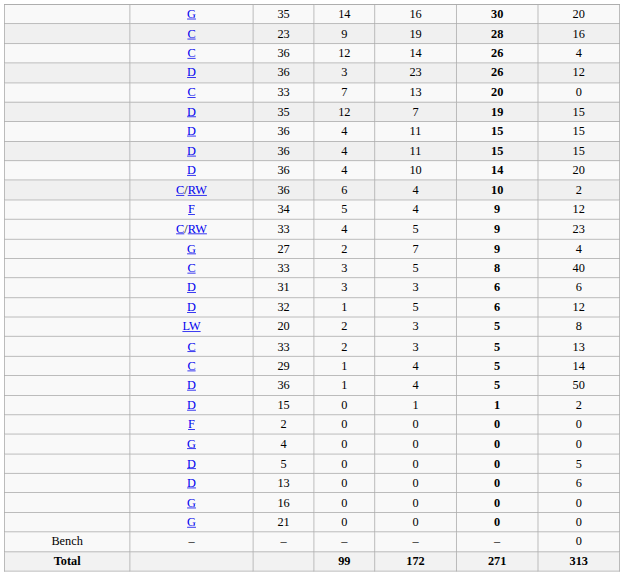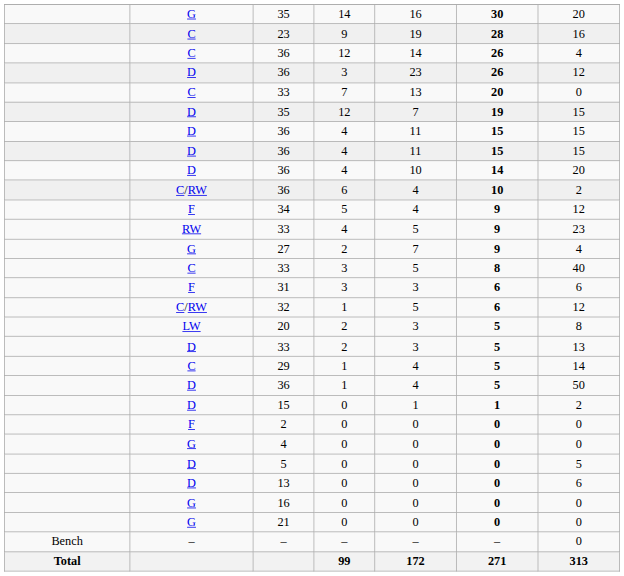(192, 229) C/RW -> (192, 229) RW
(192, 287) D -> (192, 287) F
(192, 307) D -> (192, 307) C/RW
(192, 346) C -> (192, 346) D
